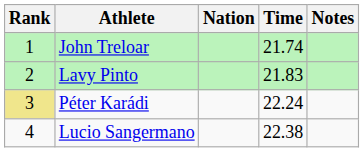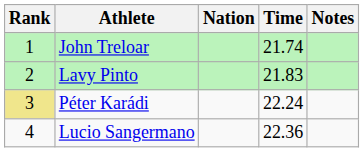(283, 132) 22.38 -> (283, 132) 22.36
